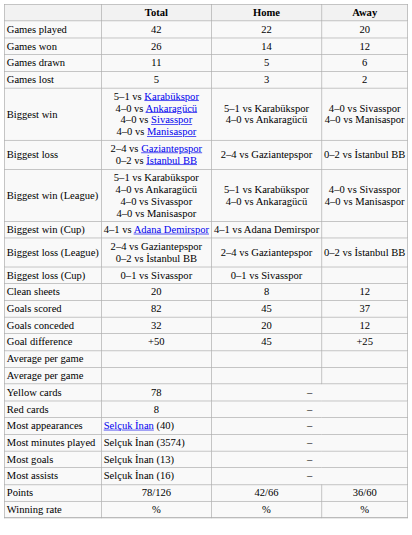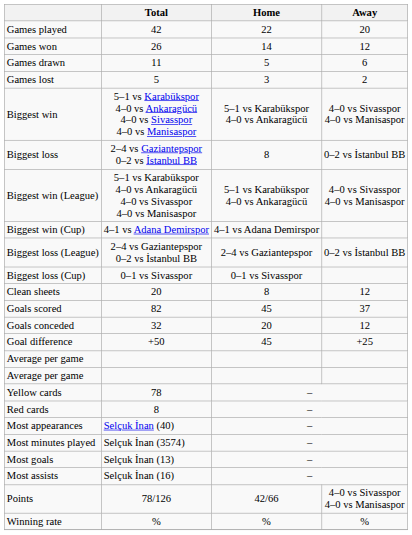(267, 154) 2–4 vs Gaziantepspor -> (267, 154) 8
(365, 493) 36/60 -> (365, 499) 4–0 vs Sivasspor 4–0 vs Manisaspor
